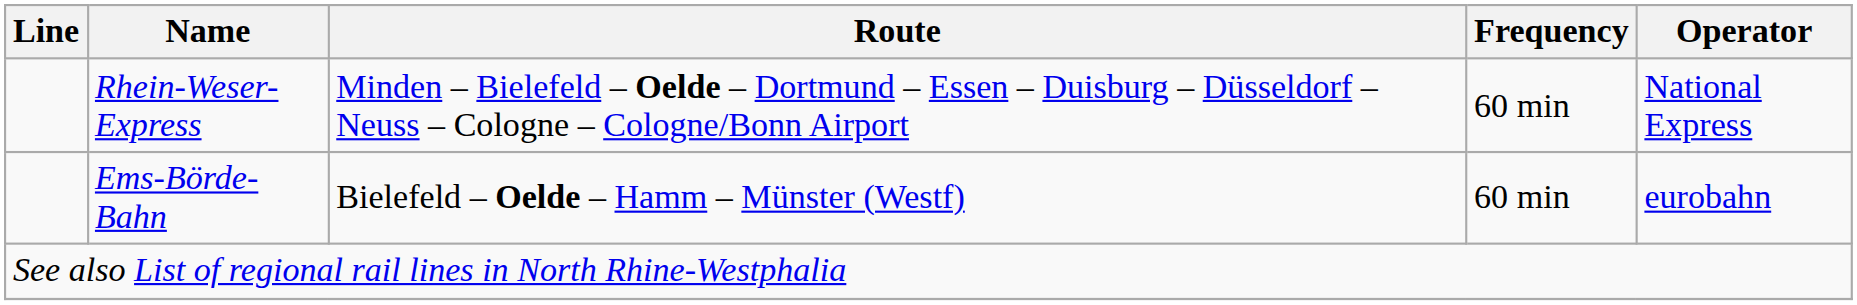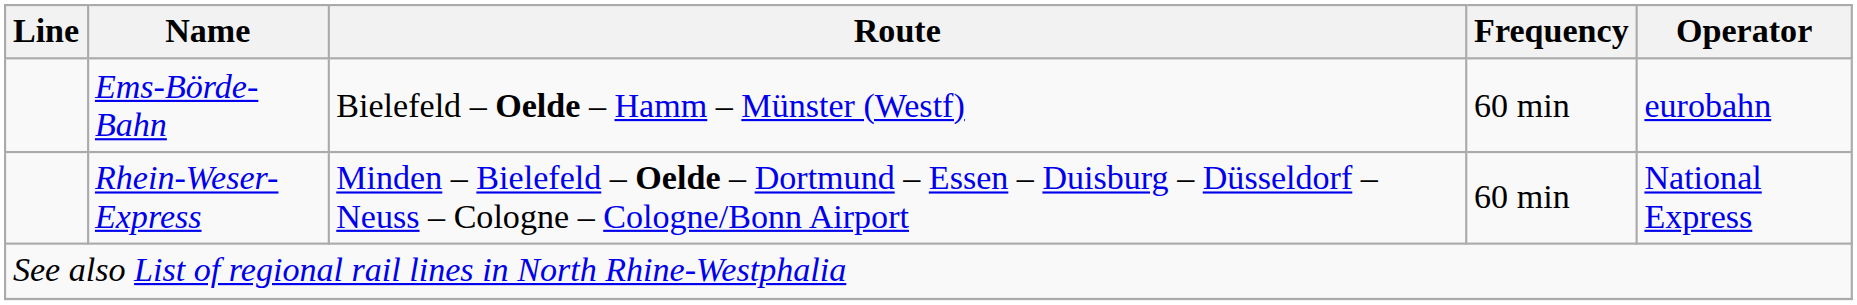rows swapped: (187, 104) <-> (177, 197)
